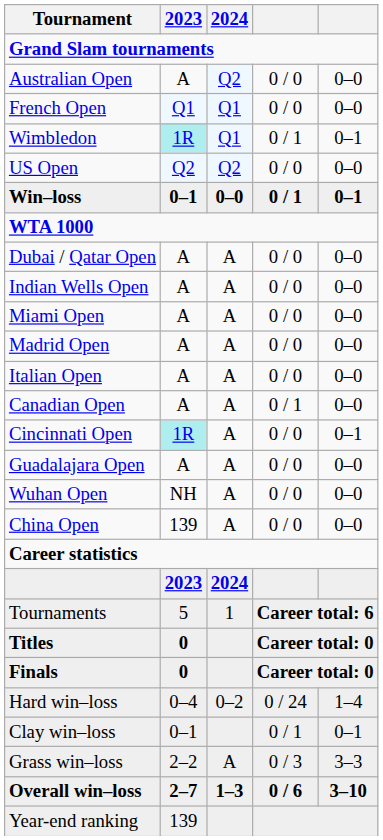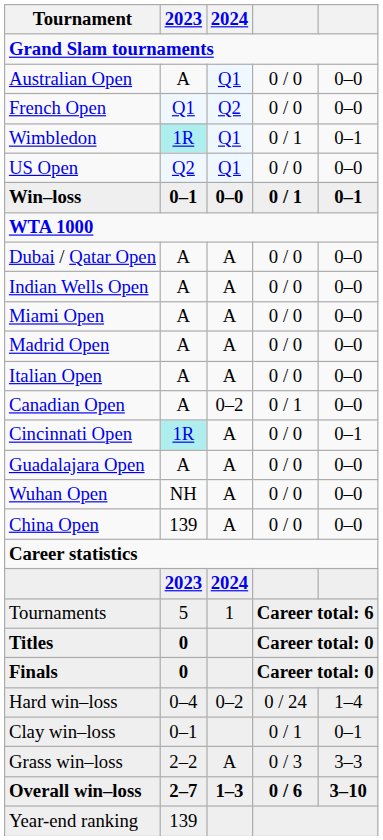(229, 78) Q2 -> (229, 78) Q1
(229, 108) Q1 -> (229, 108) Q2
(229, 167) Q2 -> (229, 167) Q1
(229, 405) A -> (229, 405) 0–2
